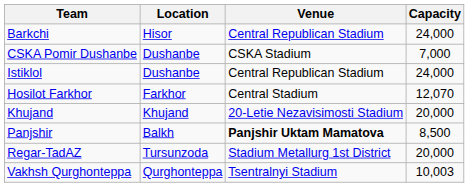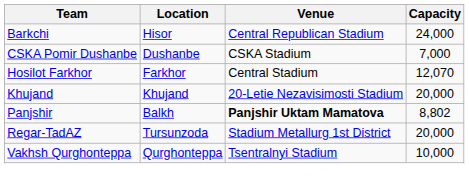- row: (25, 73)
(435, 133) 8,500 -> (435, 113) 8,802
(435, 172) 10,003 -> (435, 152) 10,000
